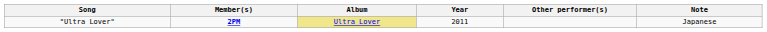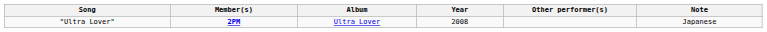(357, 22) khaki background -> (357, 22) no background
(460, 22) 2011 -> (460, 22) 2008
